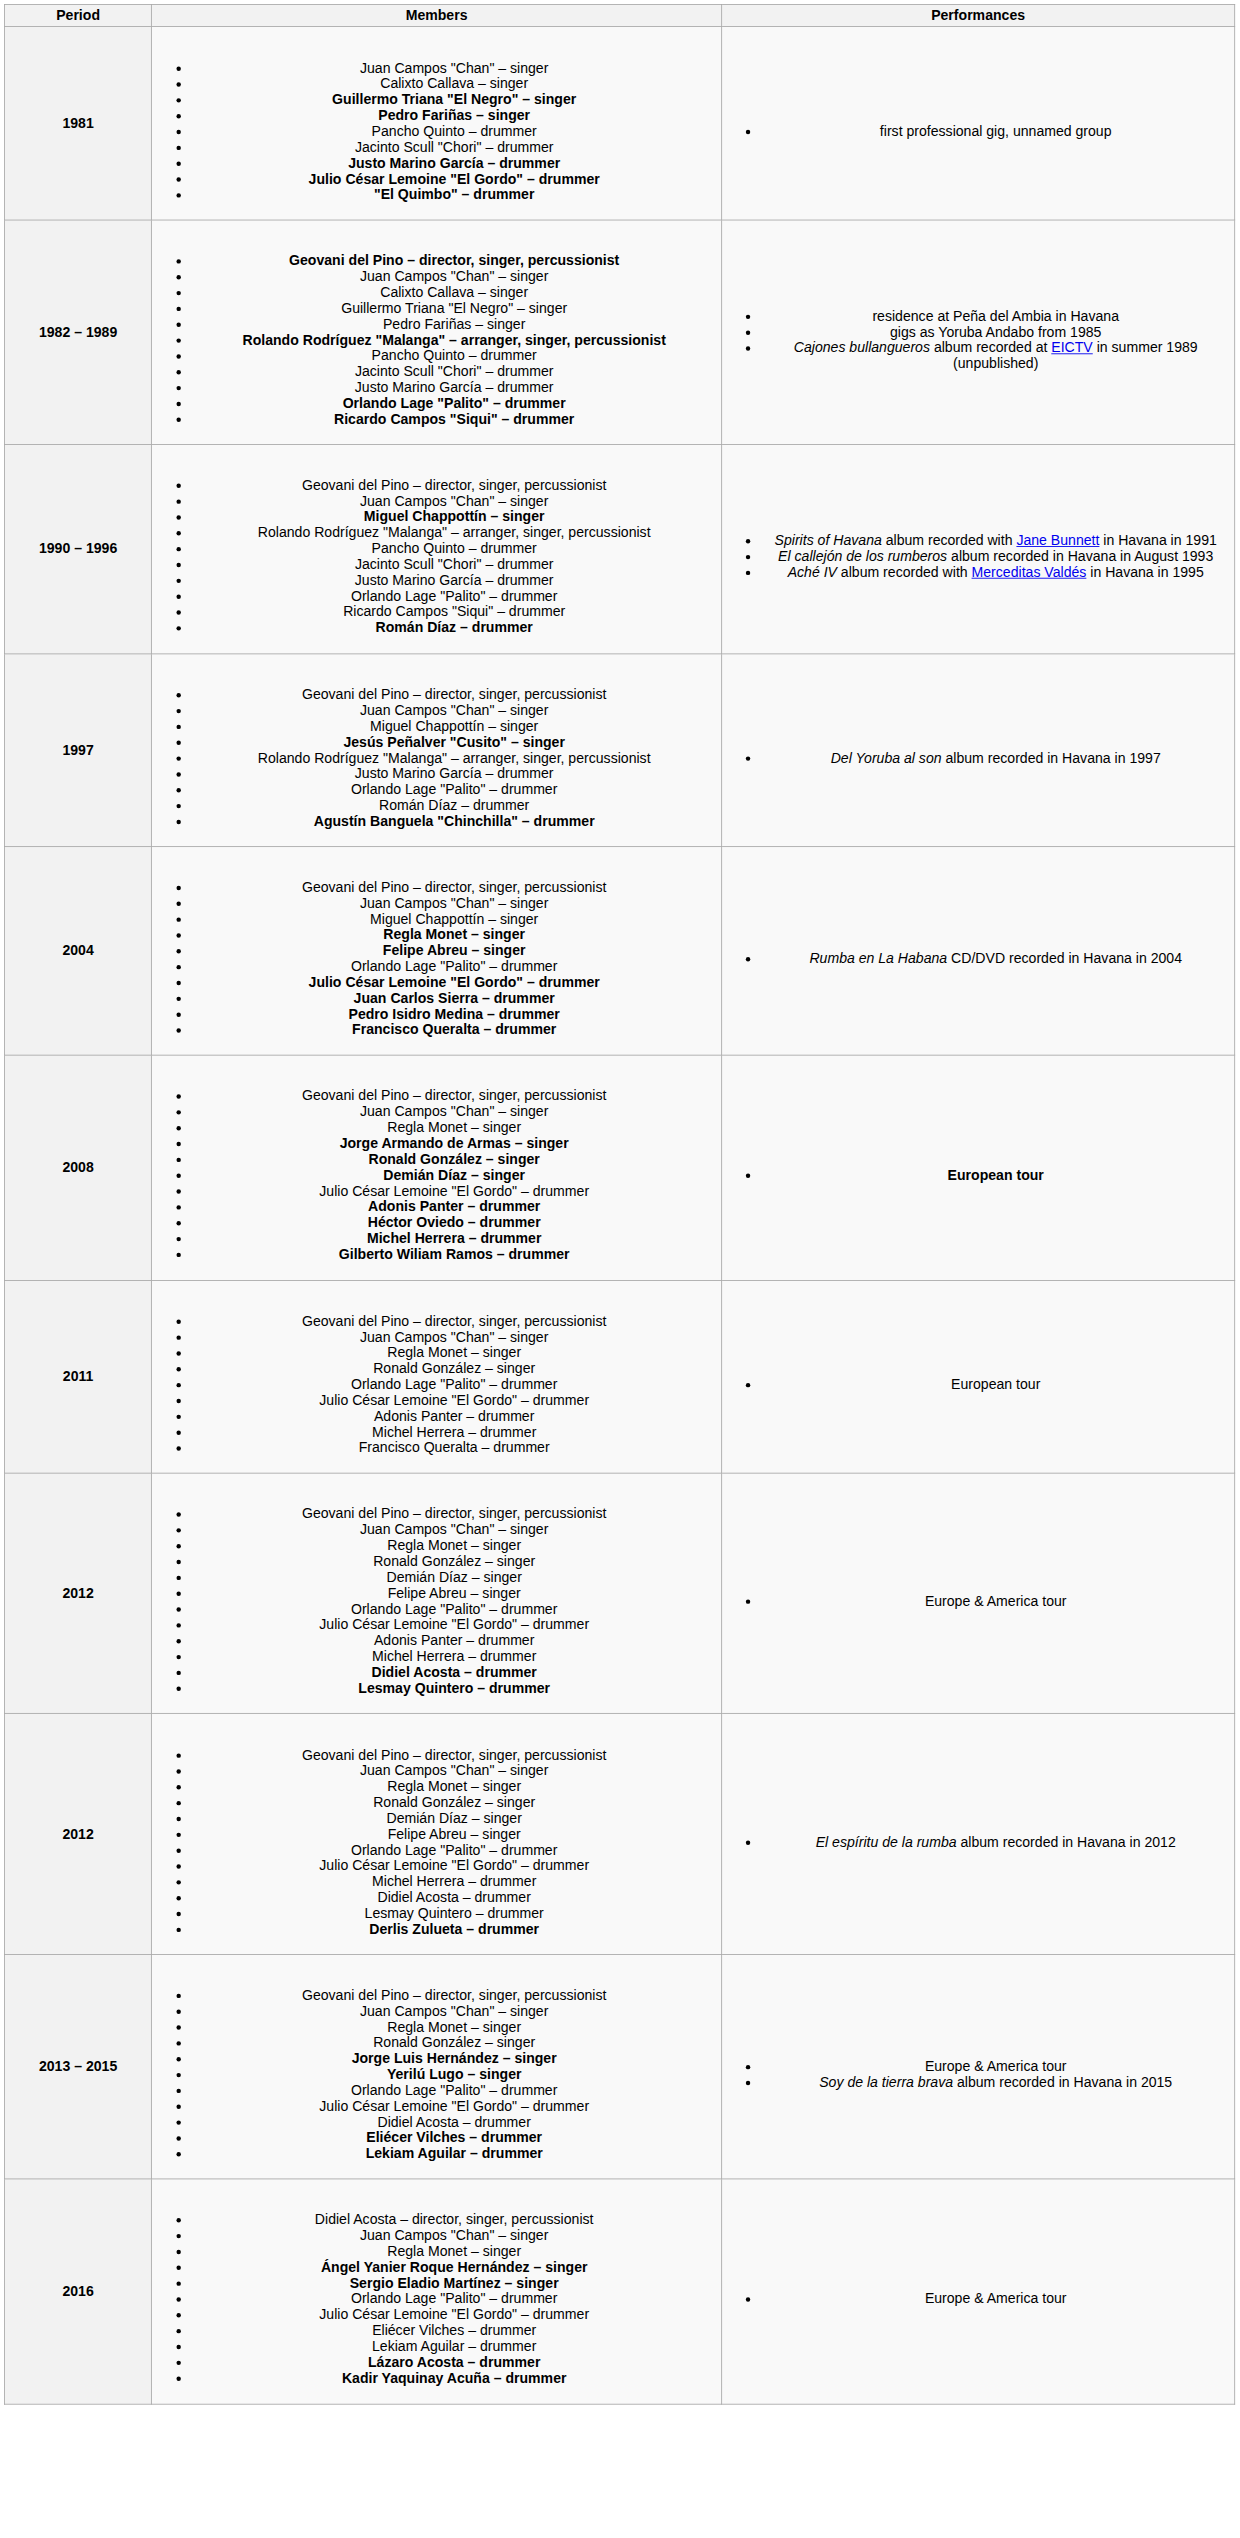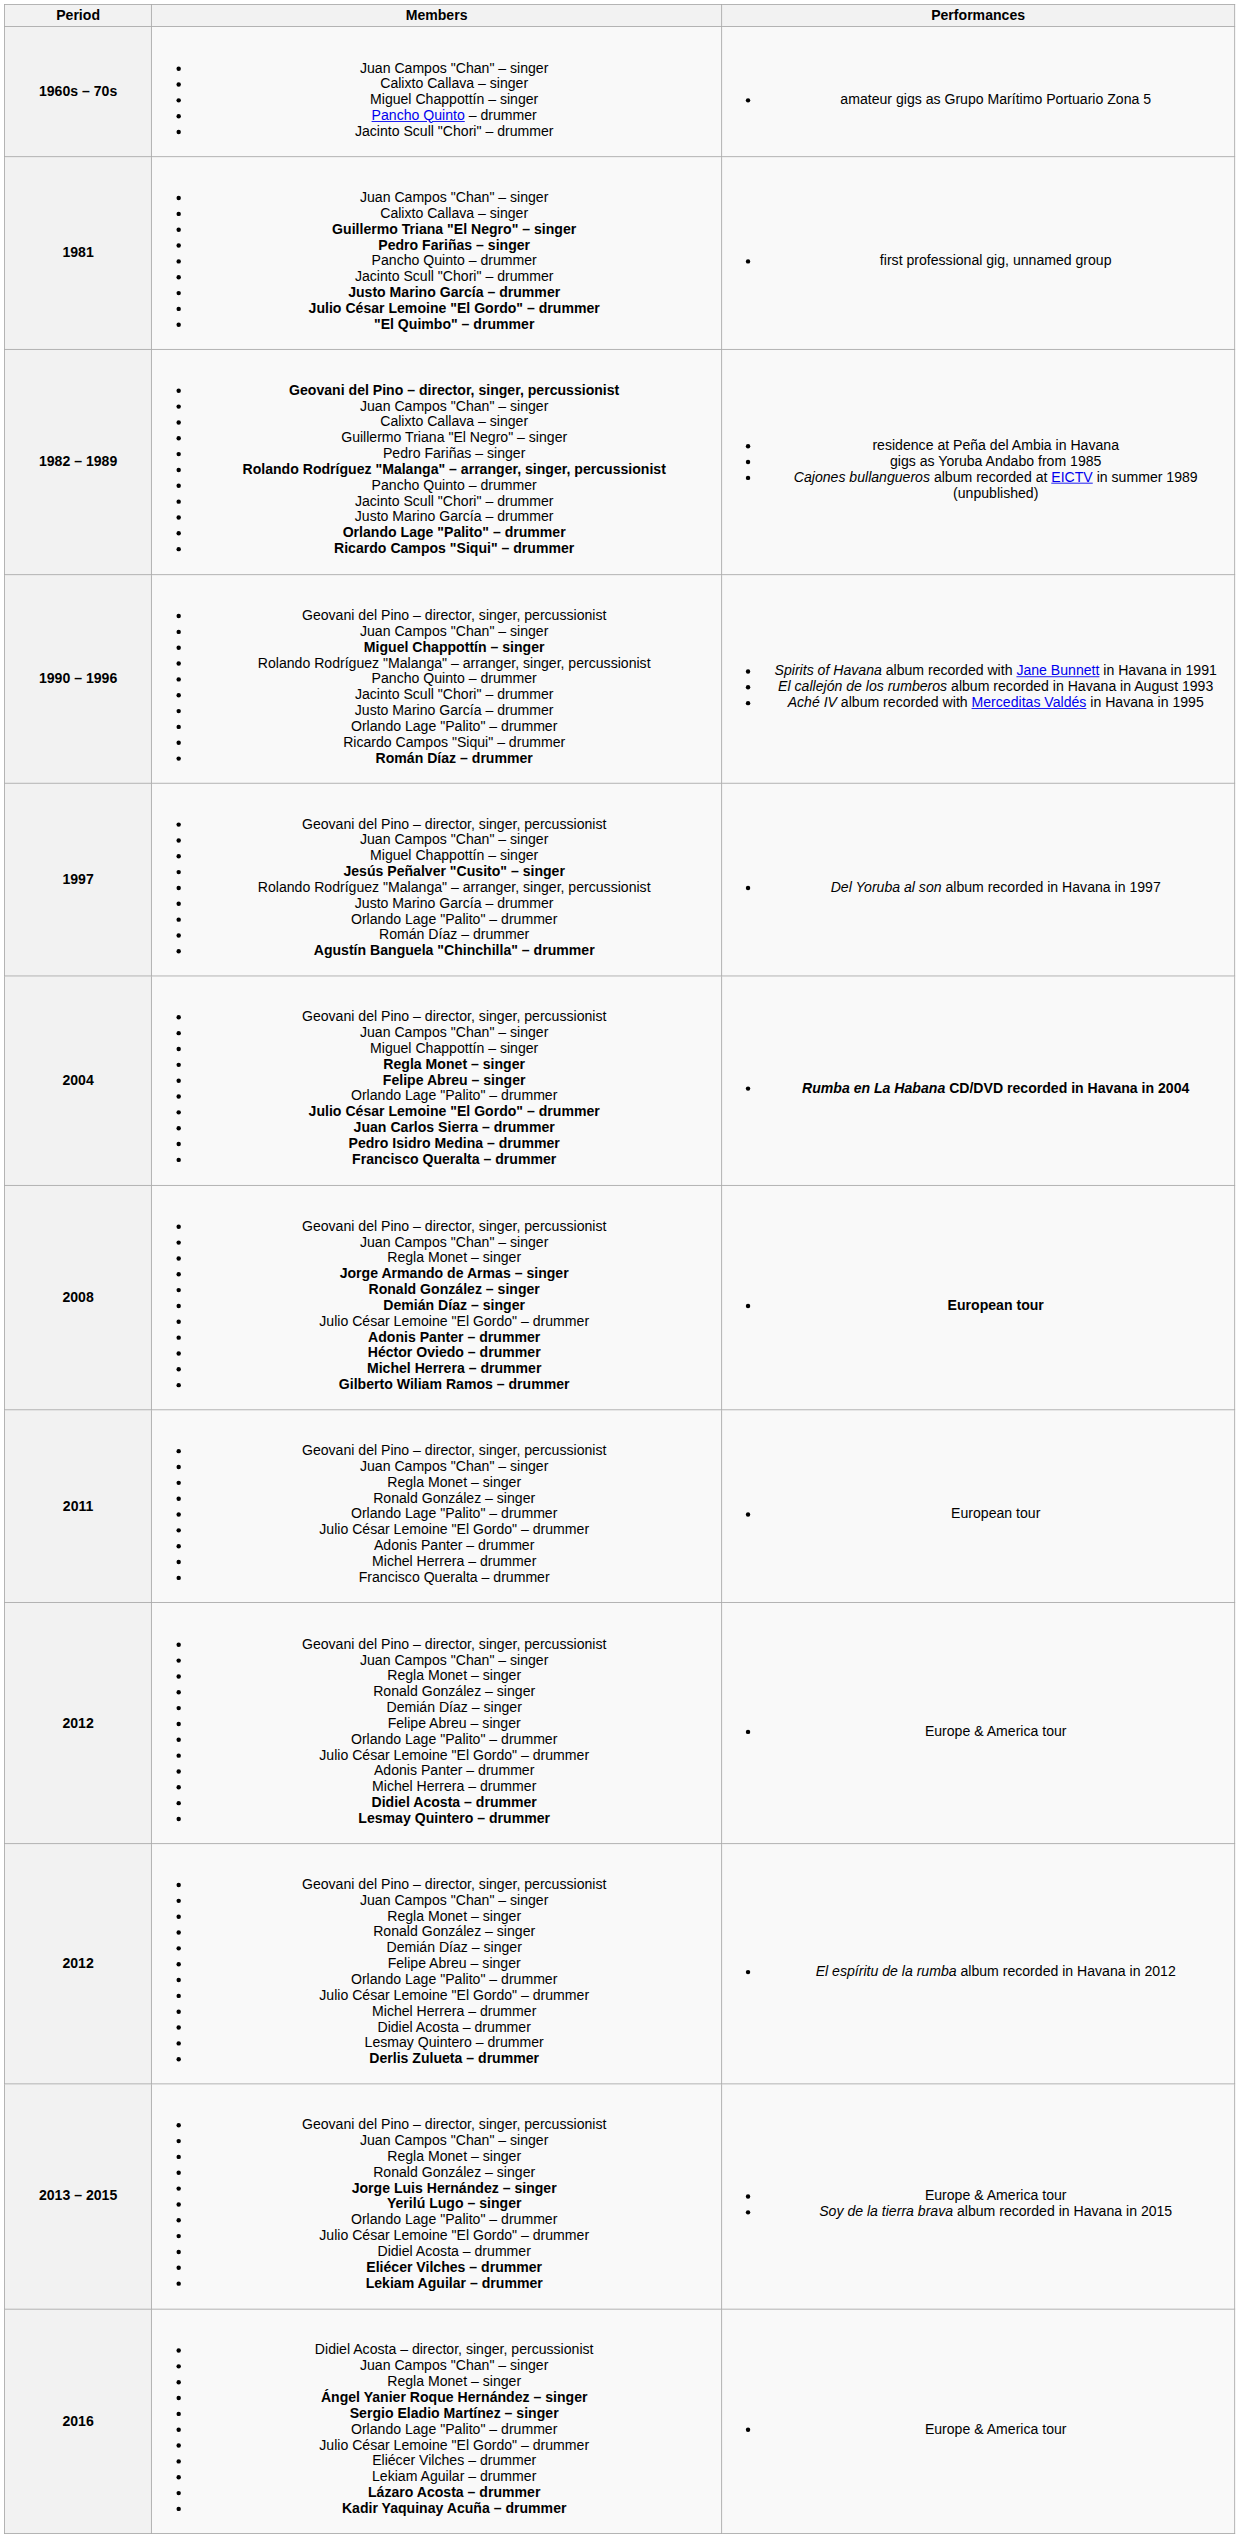+ row: (78, 91)
(978, 959) normal -> (978, 1089) bold
